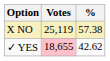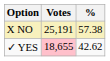(58, 30) 25,119 -> (59, 30) 25,191
